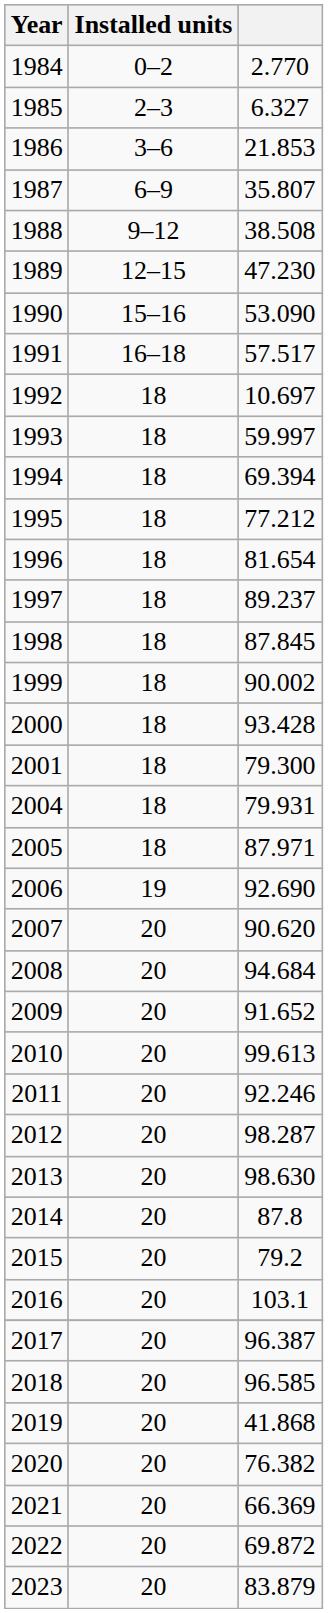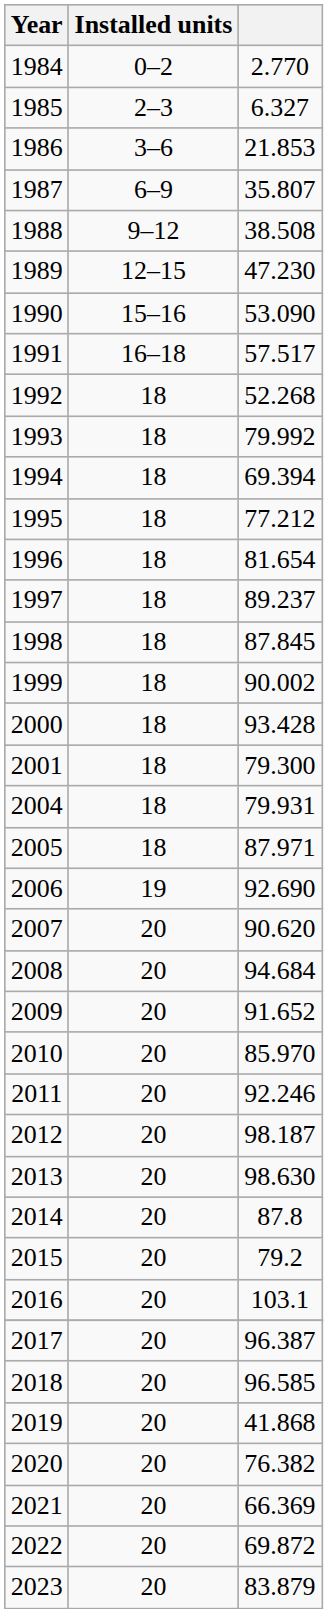(280, 395) 10.697 -> (280, 395) 52.268
(280, 436) 59.997 -> (280, 436) 79.992
(280, 1052) 99.613 -> (280, 1052) 85.970
(280, 1134) 98.287 -> (280, 1134) 98.187
